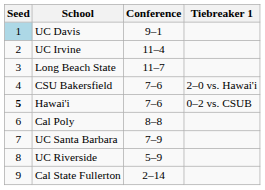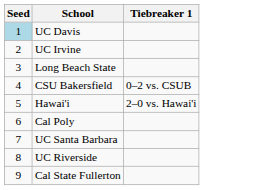- column: (154, 13)
(222, 85) 2–0 vs. Hawai'i -> (159, 85) 0–2 vs. CSUB
(18, 103) bold -> (18, 103) normal
(219, 103) 0–2 vs. CSUB -> (161, 103) 2–0 vs. Hawai'i
